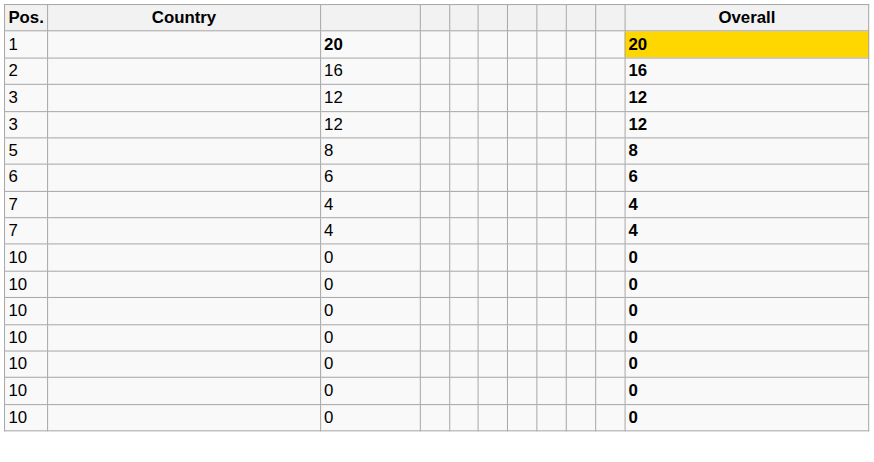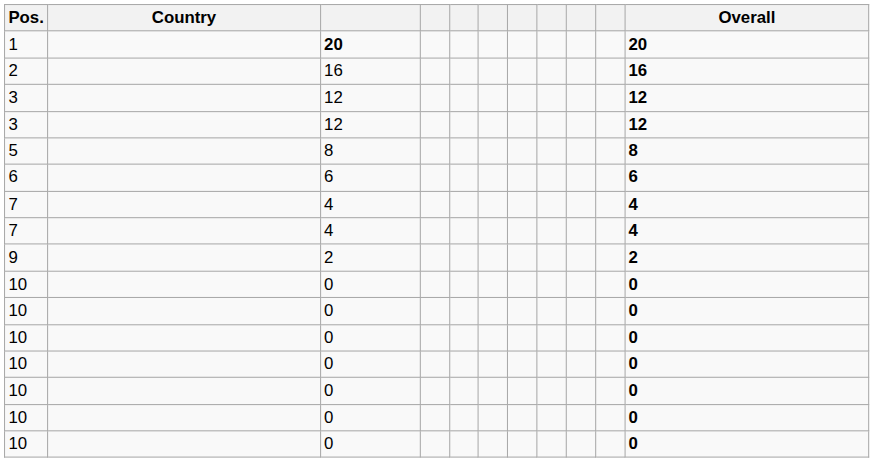(638, 44) gold background -> (638, 44) no background
+ row: (13, 257)
